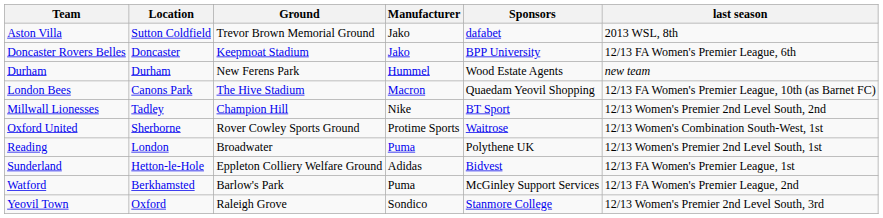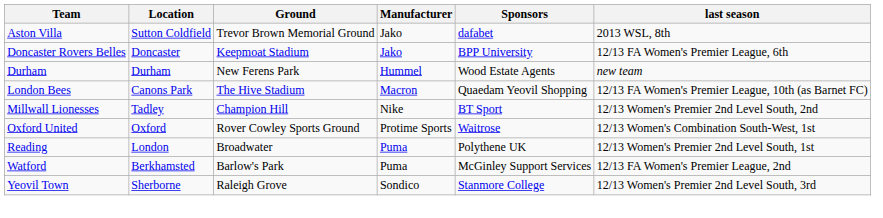(156, 128) Sherborne -> (149, 128) Oxford
- row: (34, 166)
(149, 204) Oxford -> (156, 185) Sherborne
